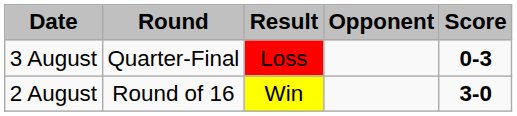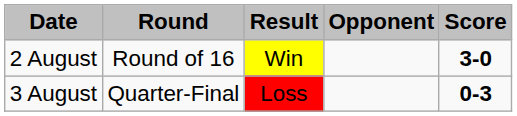rows swapped: (53, 93) <-> (53, 57)
